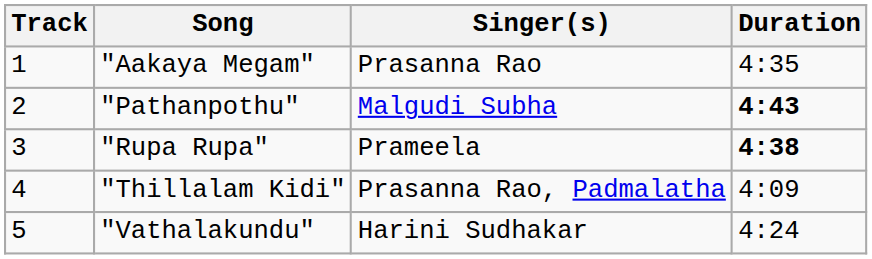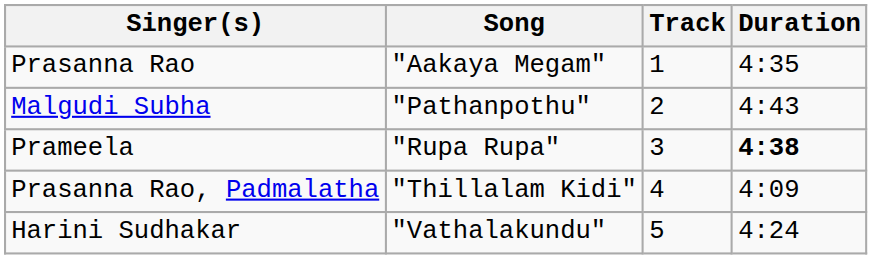columns swapped: (50, 26) <-> (542, 26)
(769, 109) bold -> (769, 109) normal
